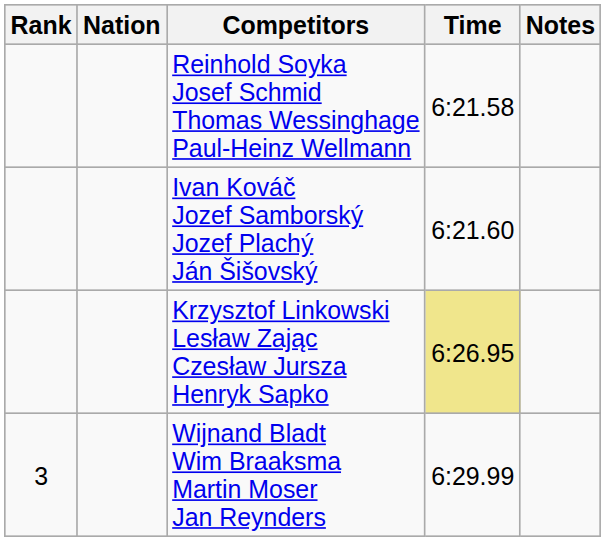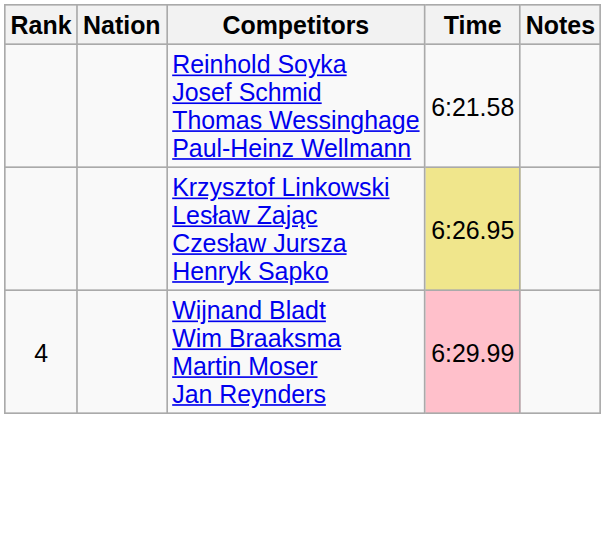- row: (268, 229)
(41, 475) 3 -> (41, 352) 4
(473, 475) no background -> (473, 352) pink background
